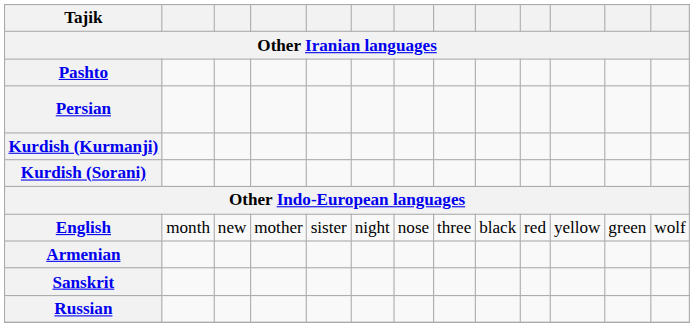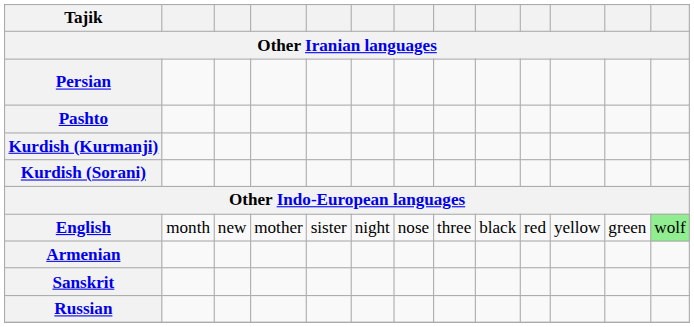rows swapped: (83, 109) <-> (83, 72)
(670, 227) no background -> (670, 227) lightgreen background
